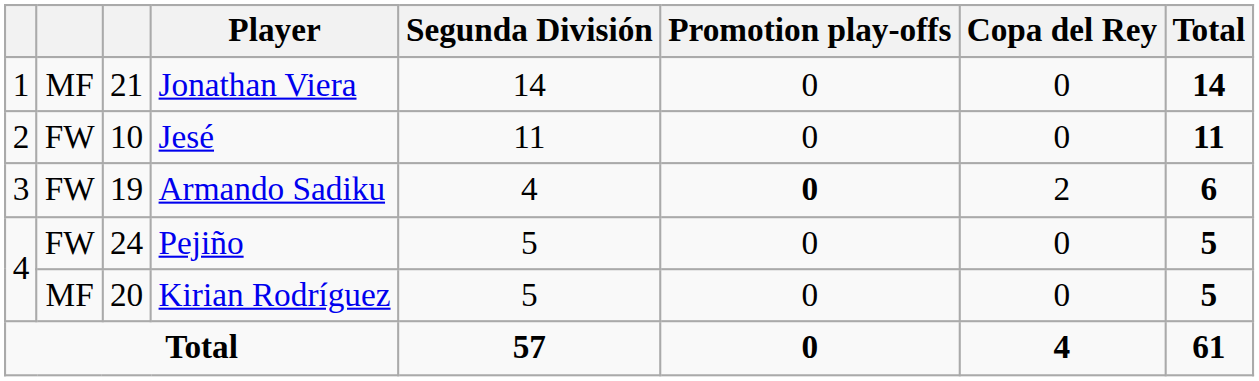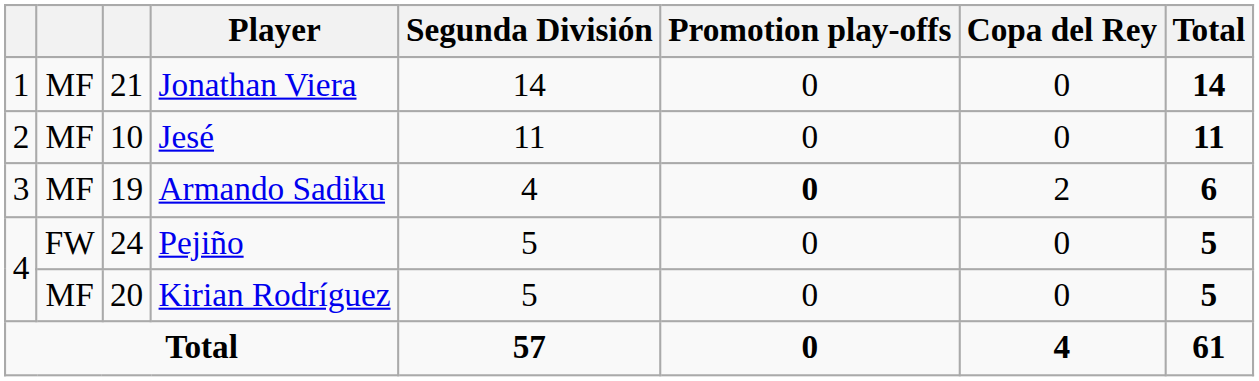(70, 136) FW -> (70, 136) MF
(70, 189) FW -> (70, 189) MF
